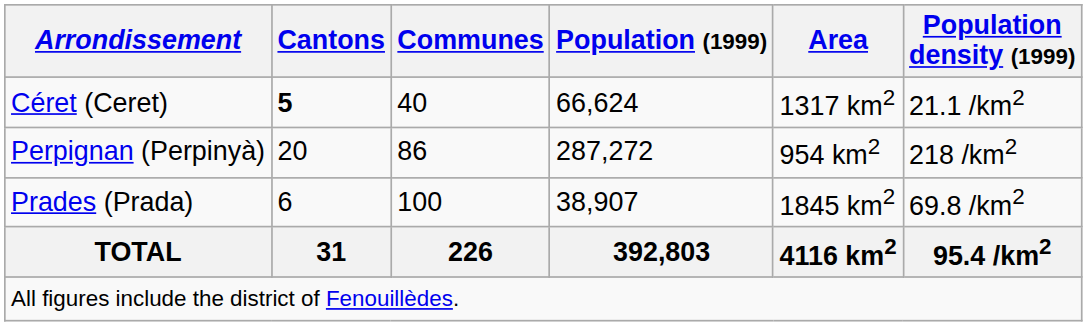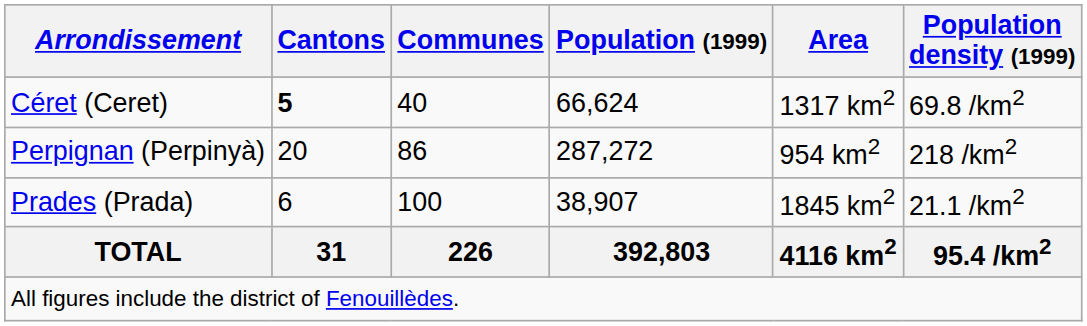(967, 102) 21.1 /km2 -> (967, 102) 69.8 /km2
(967, 202) 69.8 /km2 -> (967, 202) 21.1 /km2
